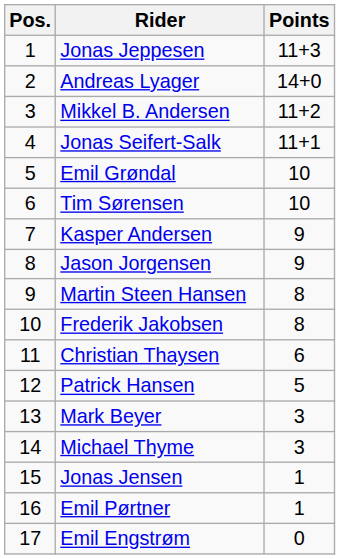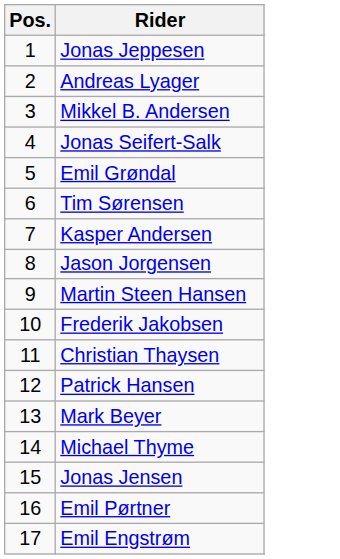- column: (299, 20)
